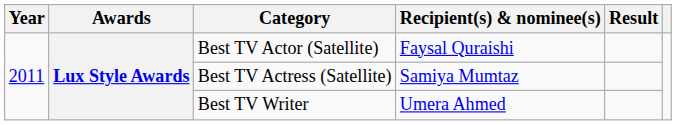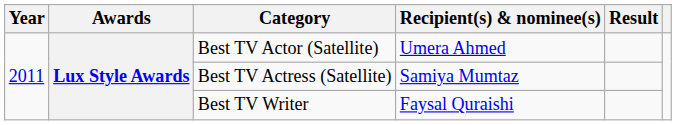(457, 47) Faysal Quraishi -> (453, 47) Umera Ahmed
(453, 104) Umera Ahmed -> (457, 104) Faysal Quraishi
